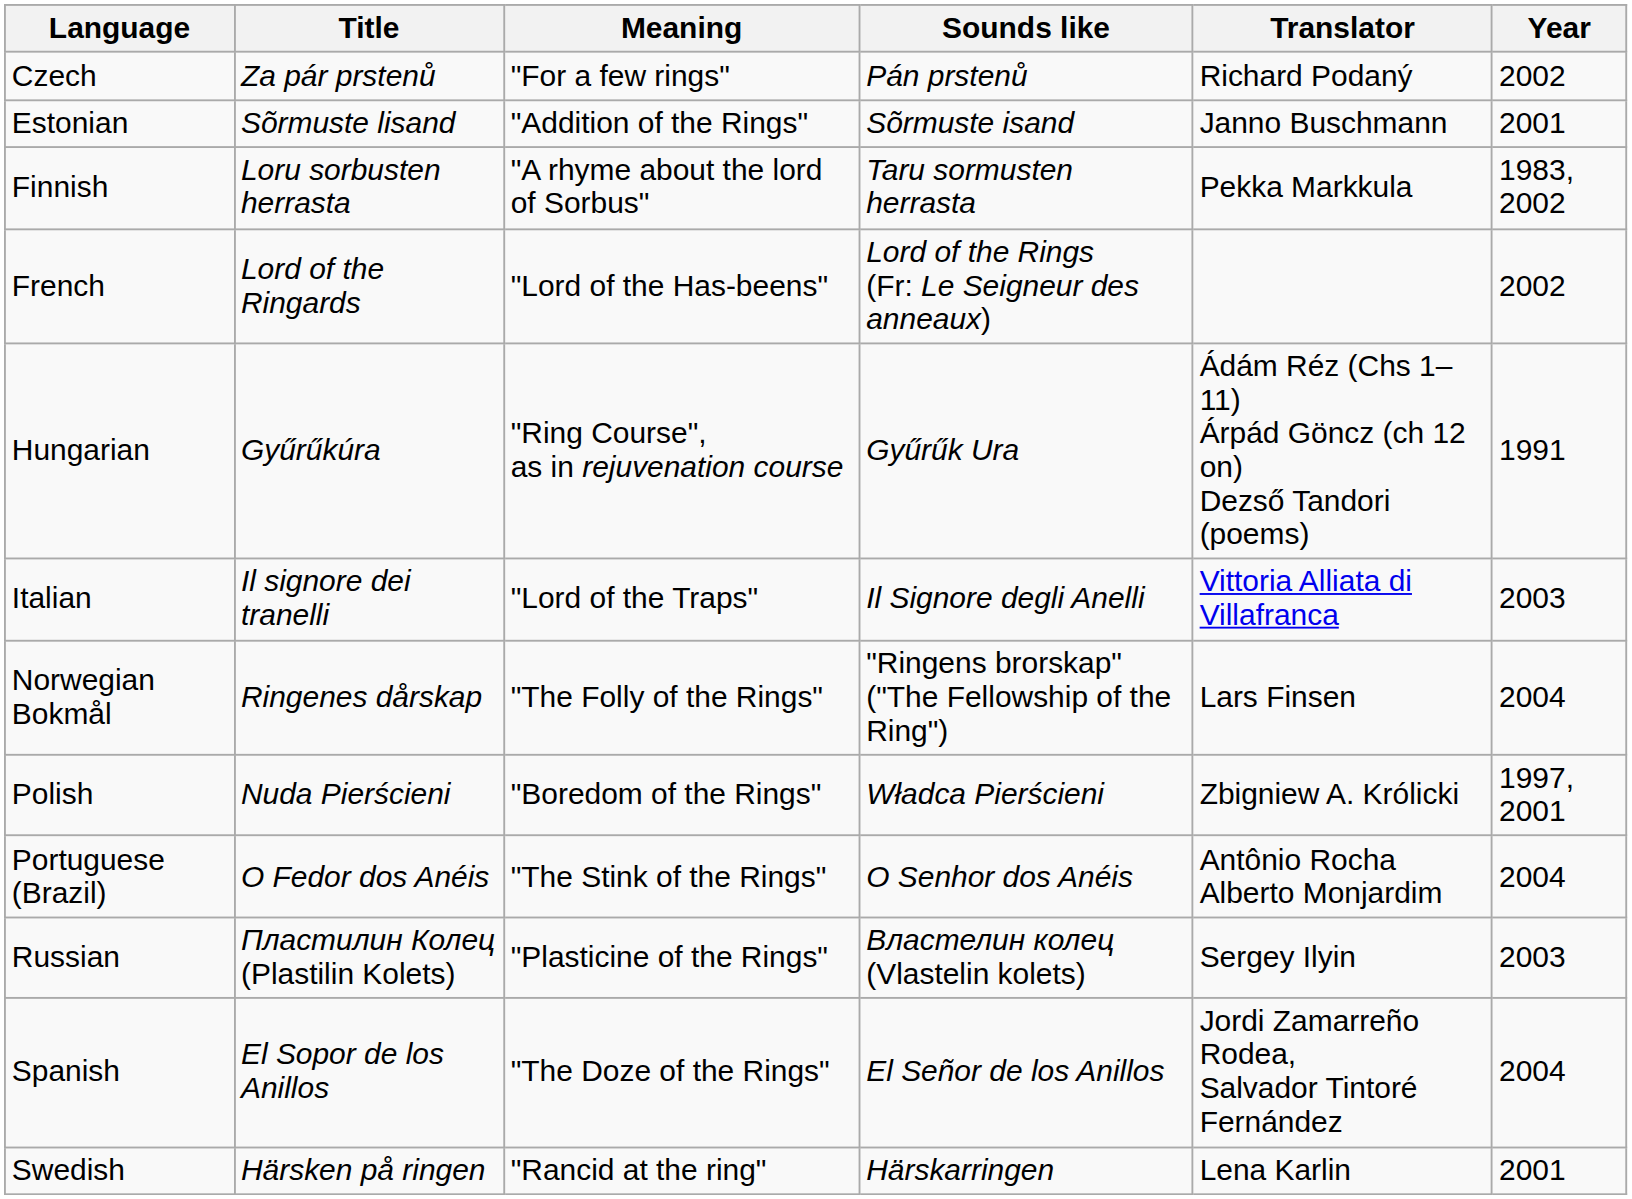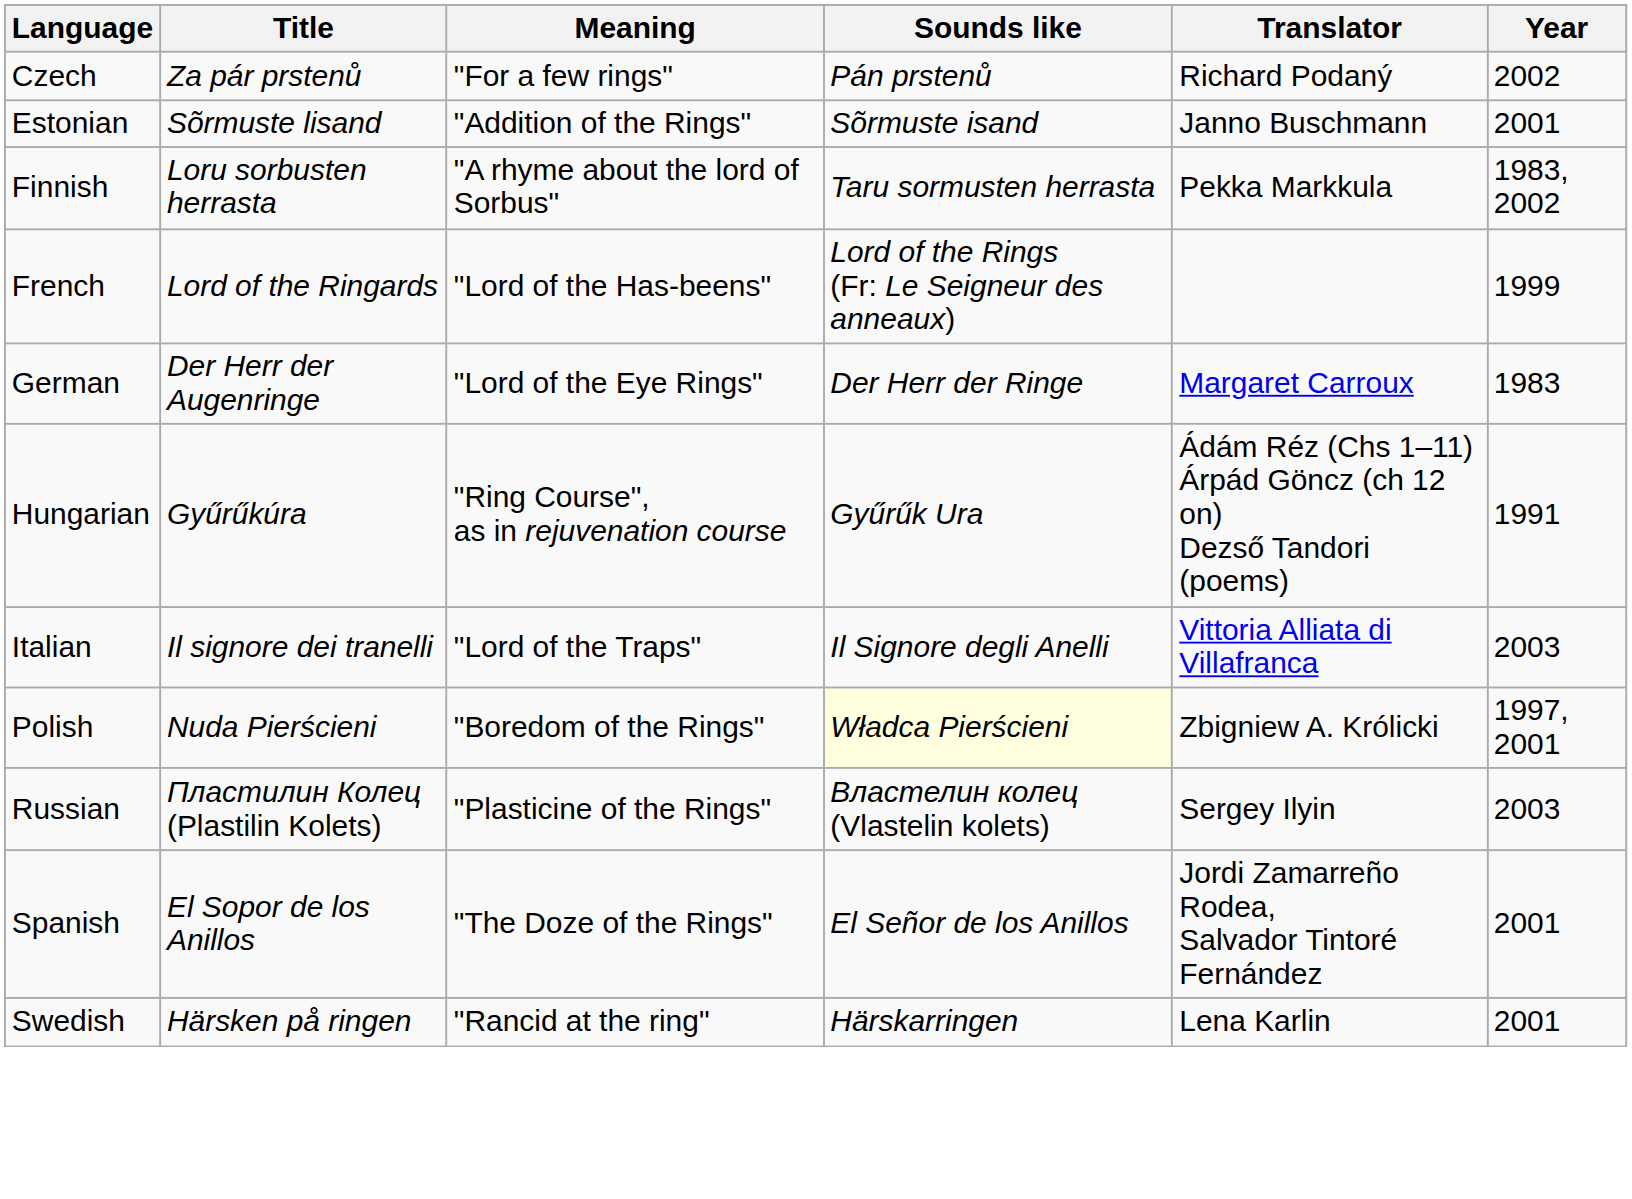(1532, 285) 2002 -> (1527, 285) 1999
+ row: (66, 383)
- row: (83, 696)
(985, 794) no background -> (949, 727) lightyellow background
- row: (88, 876)
(1532, 1071) 2004 -> (1527, 923) 2001
